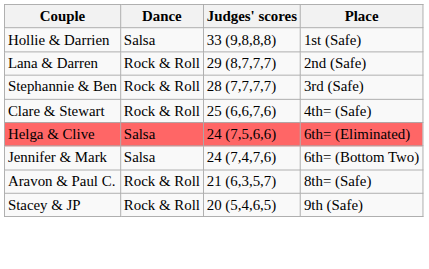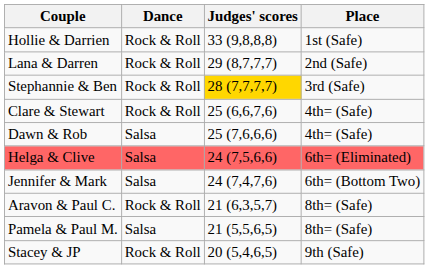(140, 39) Salsa -> (163, 39) Rock & Roll
(241, 87) no background -> (242, 87) gold background
+ row: (48, 134)
+ row: (63, 228)
